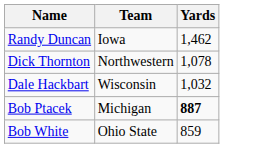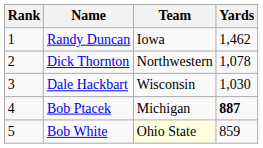+ column: (24, 16)
(196, 85) 1,032 -> (235, 85) 1,030
(127, 131) no background -> (166, 131) lightyellow background
